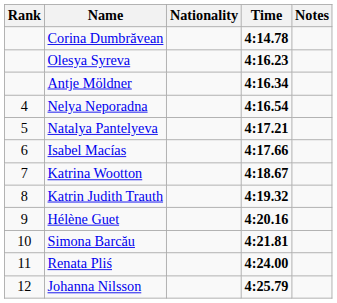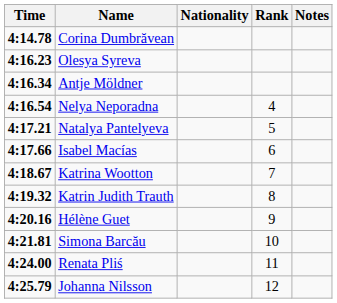columns swapped: (24, 15) <-> (267, 15)
